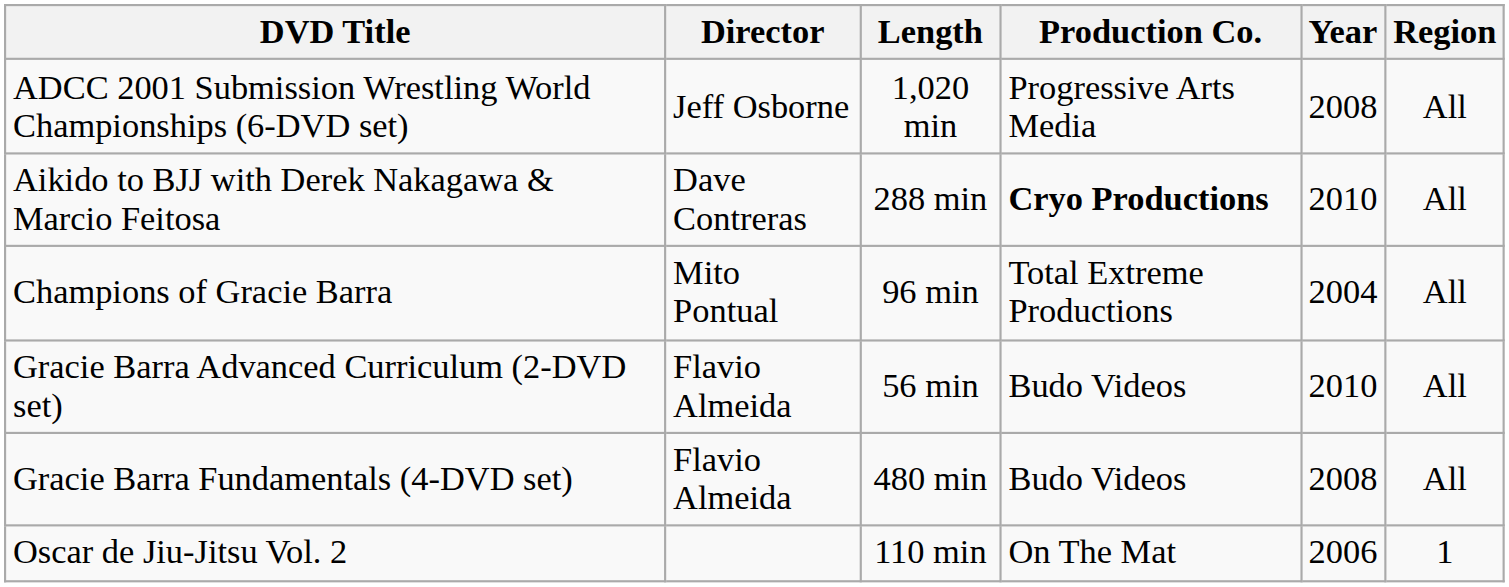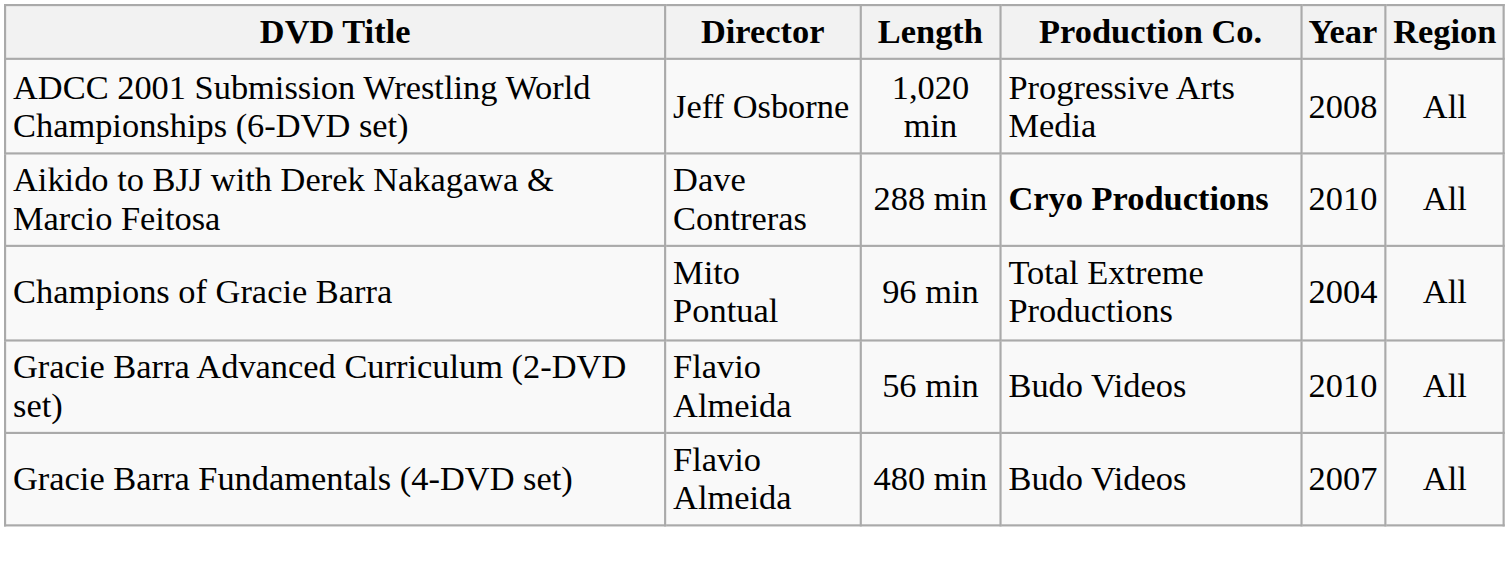(1343, 478) 2008 -> (1343, 478) 2007
- row: (180, 552)
